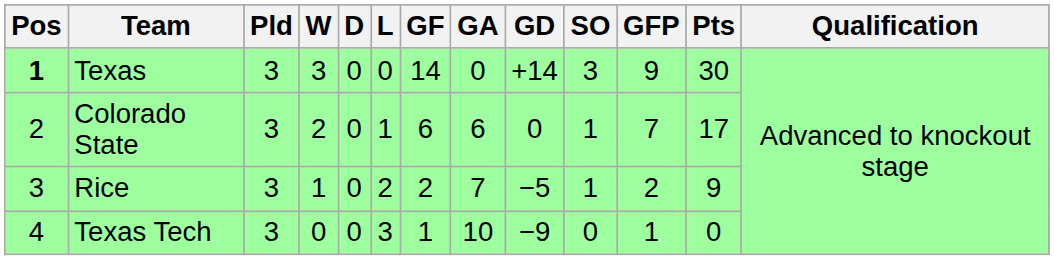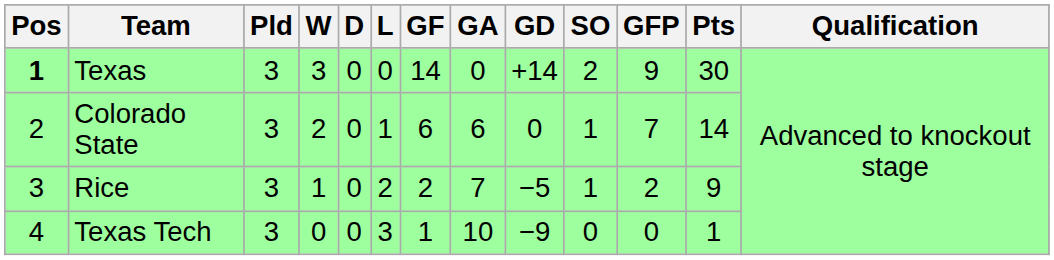(590, 69) 3 -> (590, 69) 2
(714, 129) 17 -> (714, 129) 14
(651, 231) 1 -> (651, 231) 0
(714, 231) 0 -> (714, 231) 1
